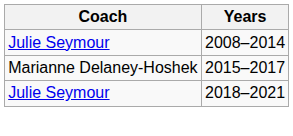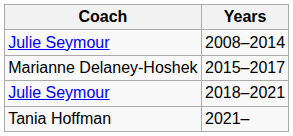+ row: (227, 118)
